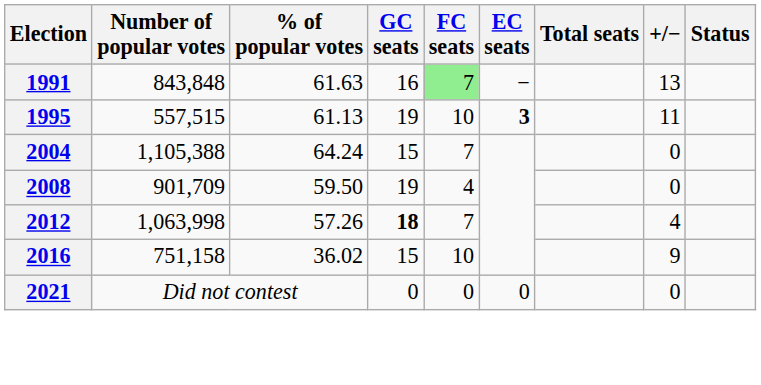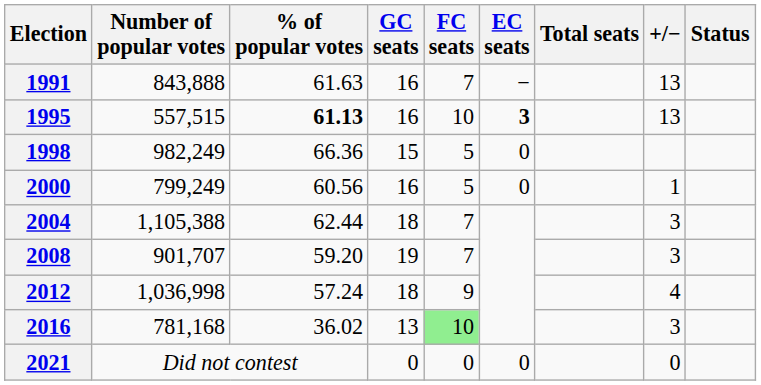(189, 81) 843,848 -> (189, 81) 843,888
(469, 81) lightgreen background -> (469, 81) no background
(338, 116) normal -> (338, 116) bold
(408, 116) 19 -> (408, 116) 16
(670, 116) 11 -> (670, 116) 13
+ row: (48, 151)
+ row: (48, 186)
(338, 151) 64.24 -> (338, 221) 62.44
(408, 151) 15 -> (408, 221) 18
(675, 151) 0 -> (675, 221) 3
(189, 186) 901,709 -> (189, 256) 901,707
(338, 186) 59.50 -> (338, 256) 59.20
(469, 186) 4 -> (469, 256) 7
(675, 186) 0 -> (675, 256) 3
(181, 221) 1,063,998 -> (181, 291) 1,036,998
(338, 221) 57.26 -> (338, 291) 57.24
(408, 221) bold -> (408, 291) normal
(469, 221) 7 -> (469, 291) 9
(189, 256) 751,158 -> (189, 326) 781,168
(408, 256) 15 -> (408, 326) 13
(463, 256) no background -> (463, 326) lightgreen background
(675, 256) 9 -> (675, 326) 3
